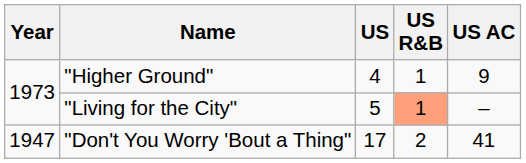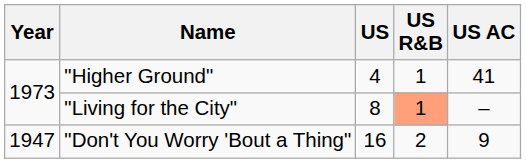(484, 76) 9 -> (484, 76) 41
(375, 108) 5 -> (375, 108) 8
(375, 141) 17 -> (375, 141) 16
(484, 141) 41 -> (484, 141) 9
